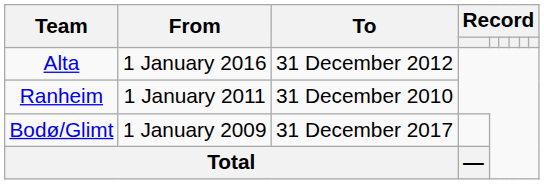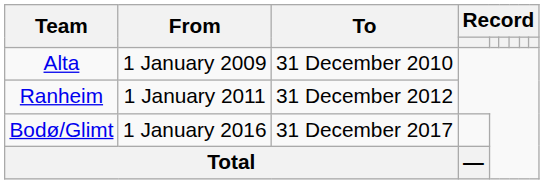(195, 63) 1 January 2016 -> (195, 63) 1 January 2009
(365, 63) 31 December 2012 -> (365, 63) 31 December 2010
(365, 96) 31 December 2010 -> (365, 96) 31 December 2012
(195, 129) 1 January 2009 -> (195, 129) 1 January 2016
